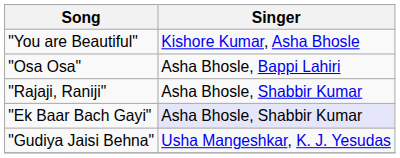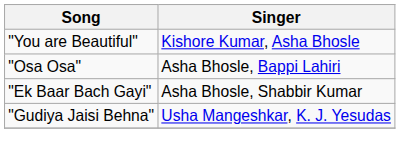- row: (57, 91)
(262, 116) lavender background -> (262, 91) no background
